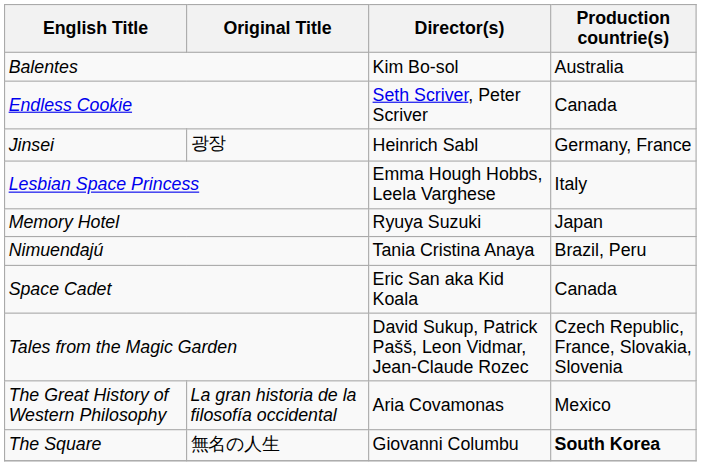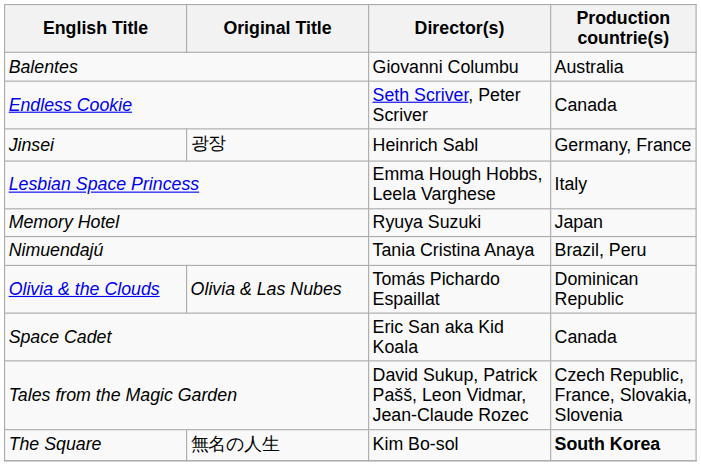(416, 66) Kim Bo-sol -> (446, 66) Giovanni Columbu
+ row: (84, 289)
- row: (89, 405)
(446, 445) Giovanni Columbu -> (416, 445) Kim Bo-sol
